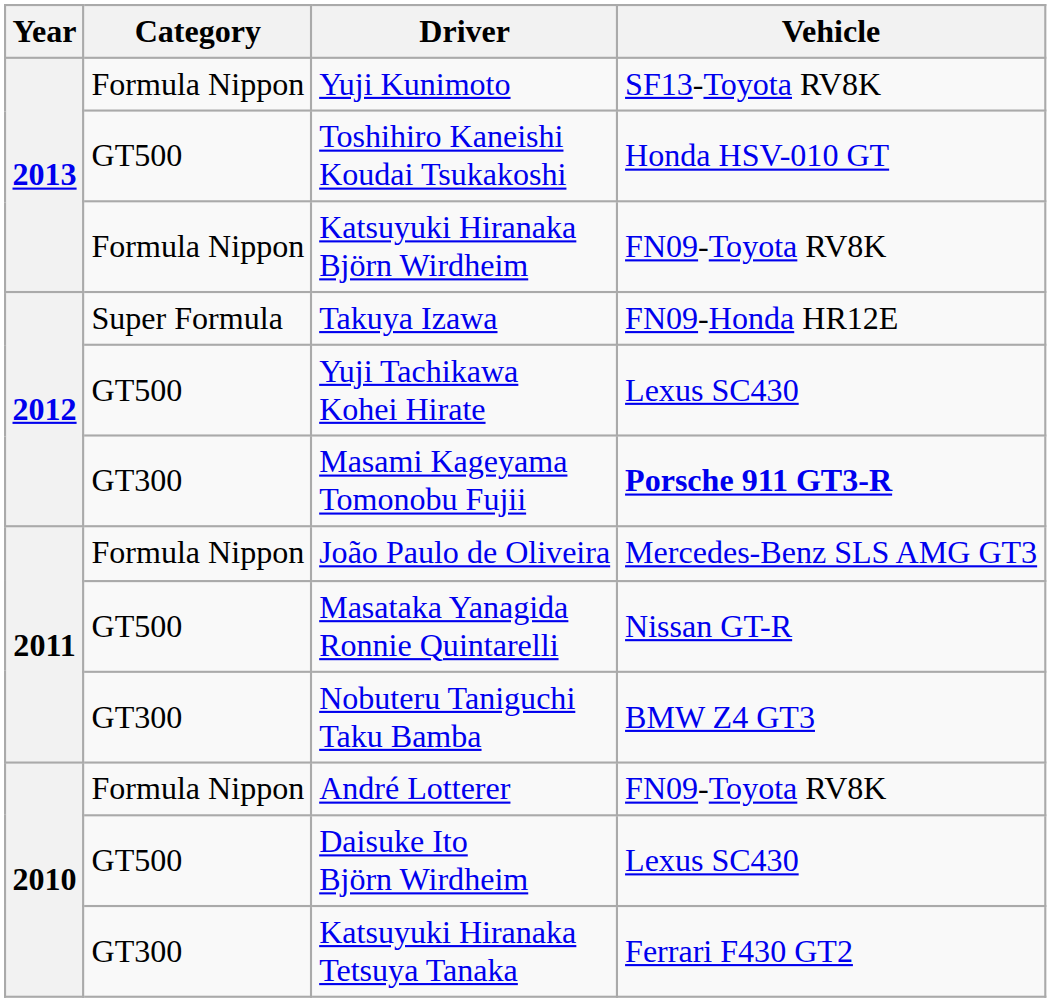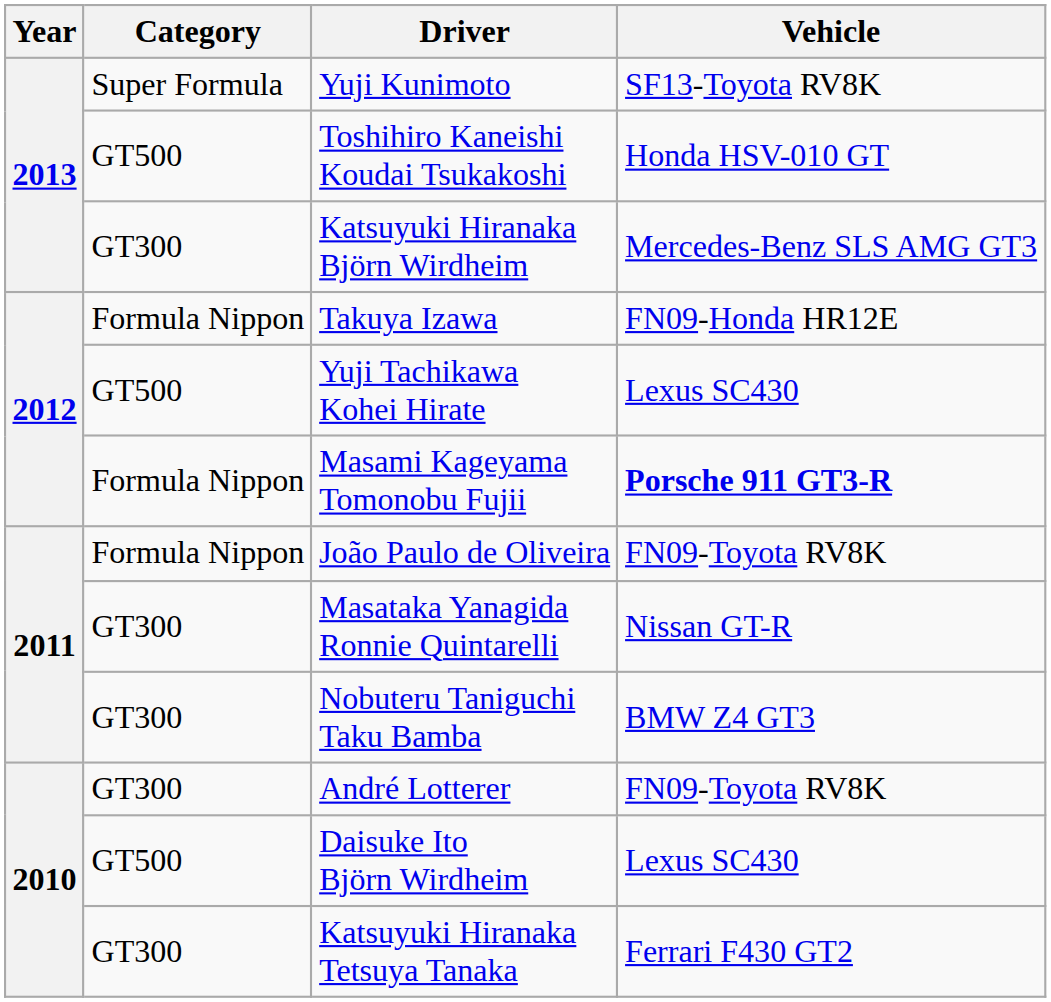(198, 84) Formula Nippon -> (187, 84) Super Formula
(198, 246) Formula Nippon -> (137, 246) GT300
(756, 246) FN09-Toyota RV8K -> (831, 246) Mercedes-Benz SLS AMG GT3
(187, 318) Super Formula -> (198, 318) Formula Nippon
(137, 481) GT300 -> (198, 481) Formula Nippon
(831, 553) Mercedes-Benz SLS AMG GT3 -> (756, 553) FN09-Toyota RV8K
(137, 625) GT500 -> (137, 625) GT300
(198, 787) Formula Nippon -> (137, 787) GT300
